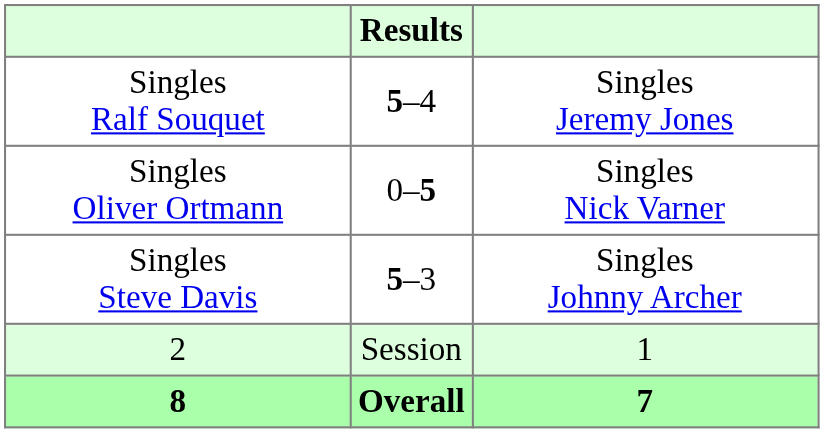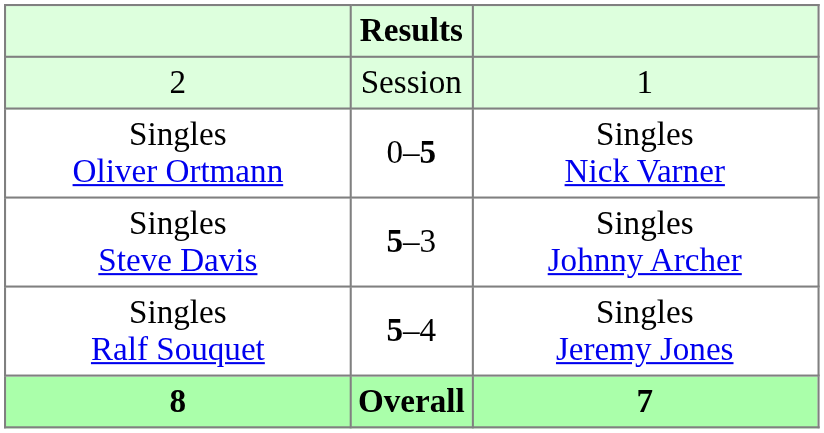rows swapped: (178, 100) <-> (178, 349)
